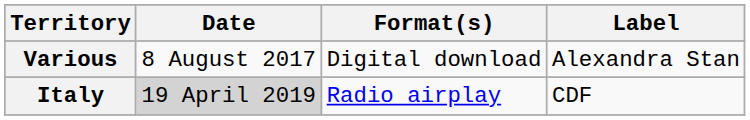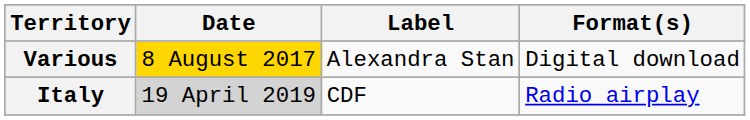columns swapped: (434, 23) <-> (646, 23)
(229, 60) no background -> (229, 60) gold background
